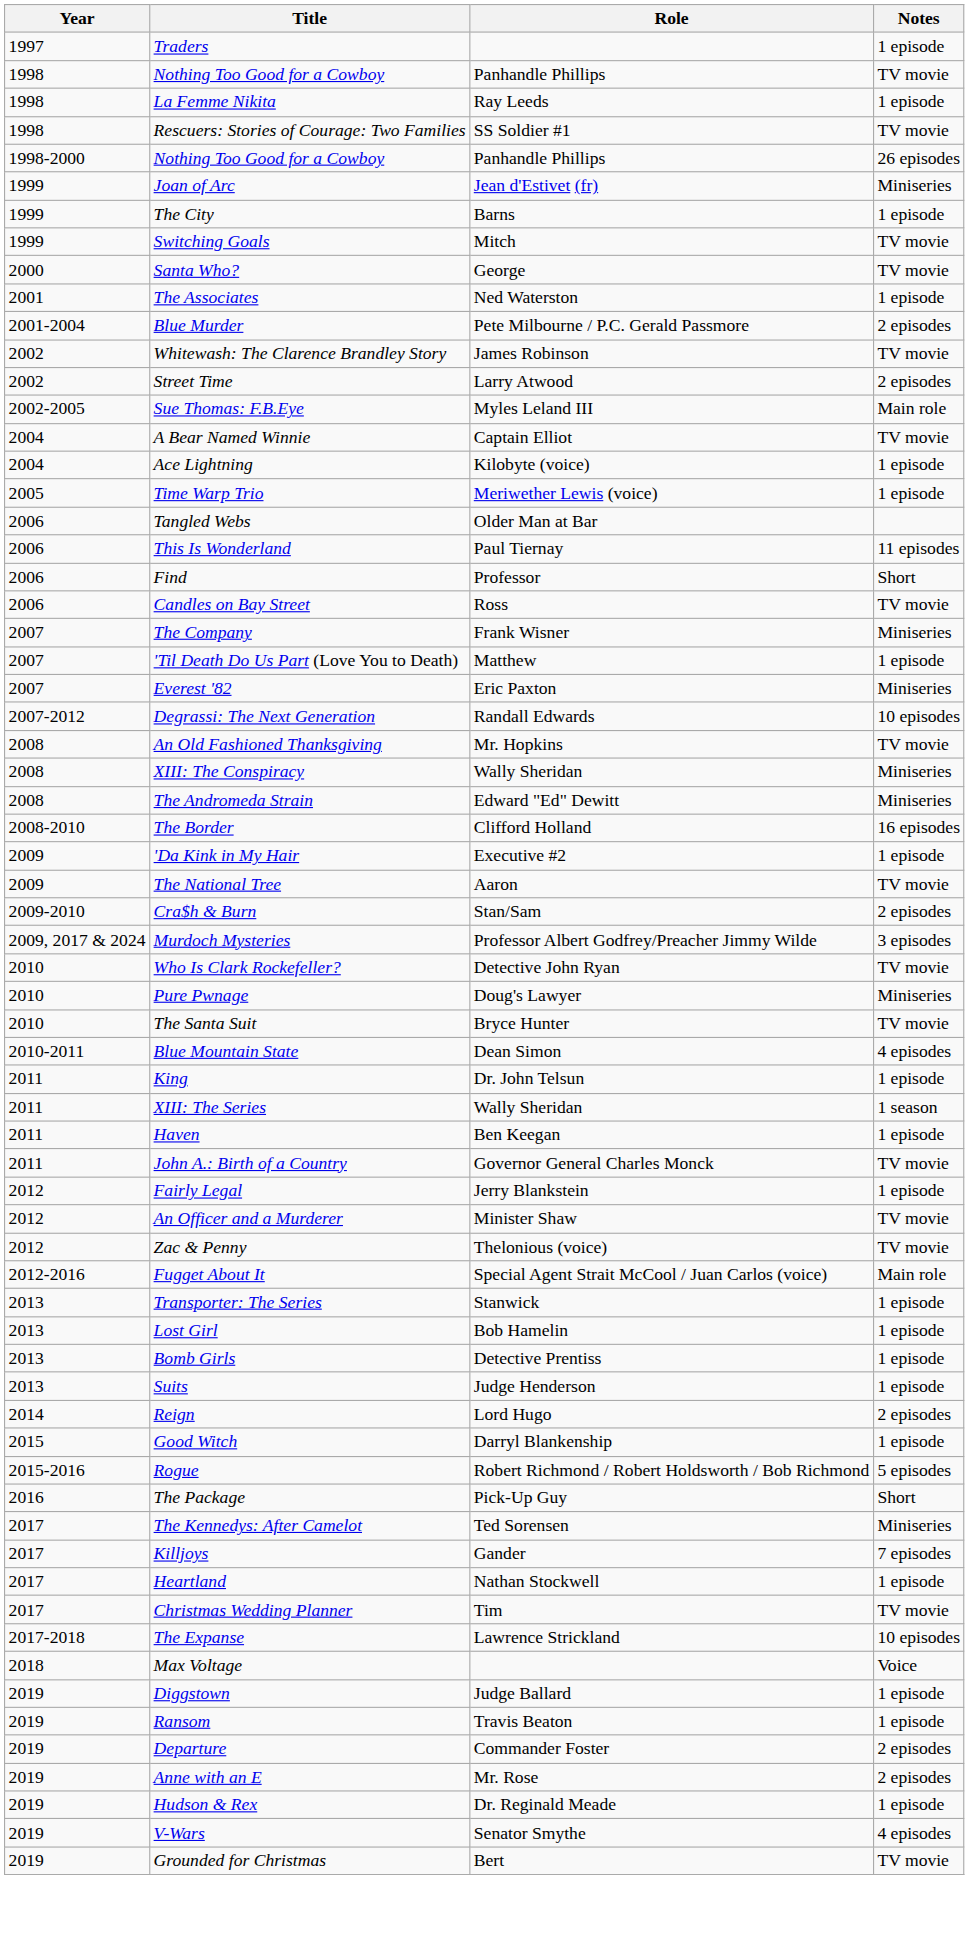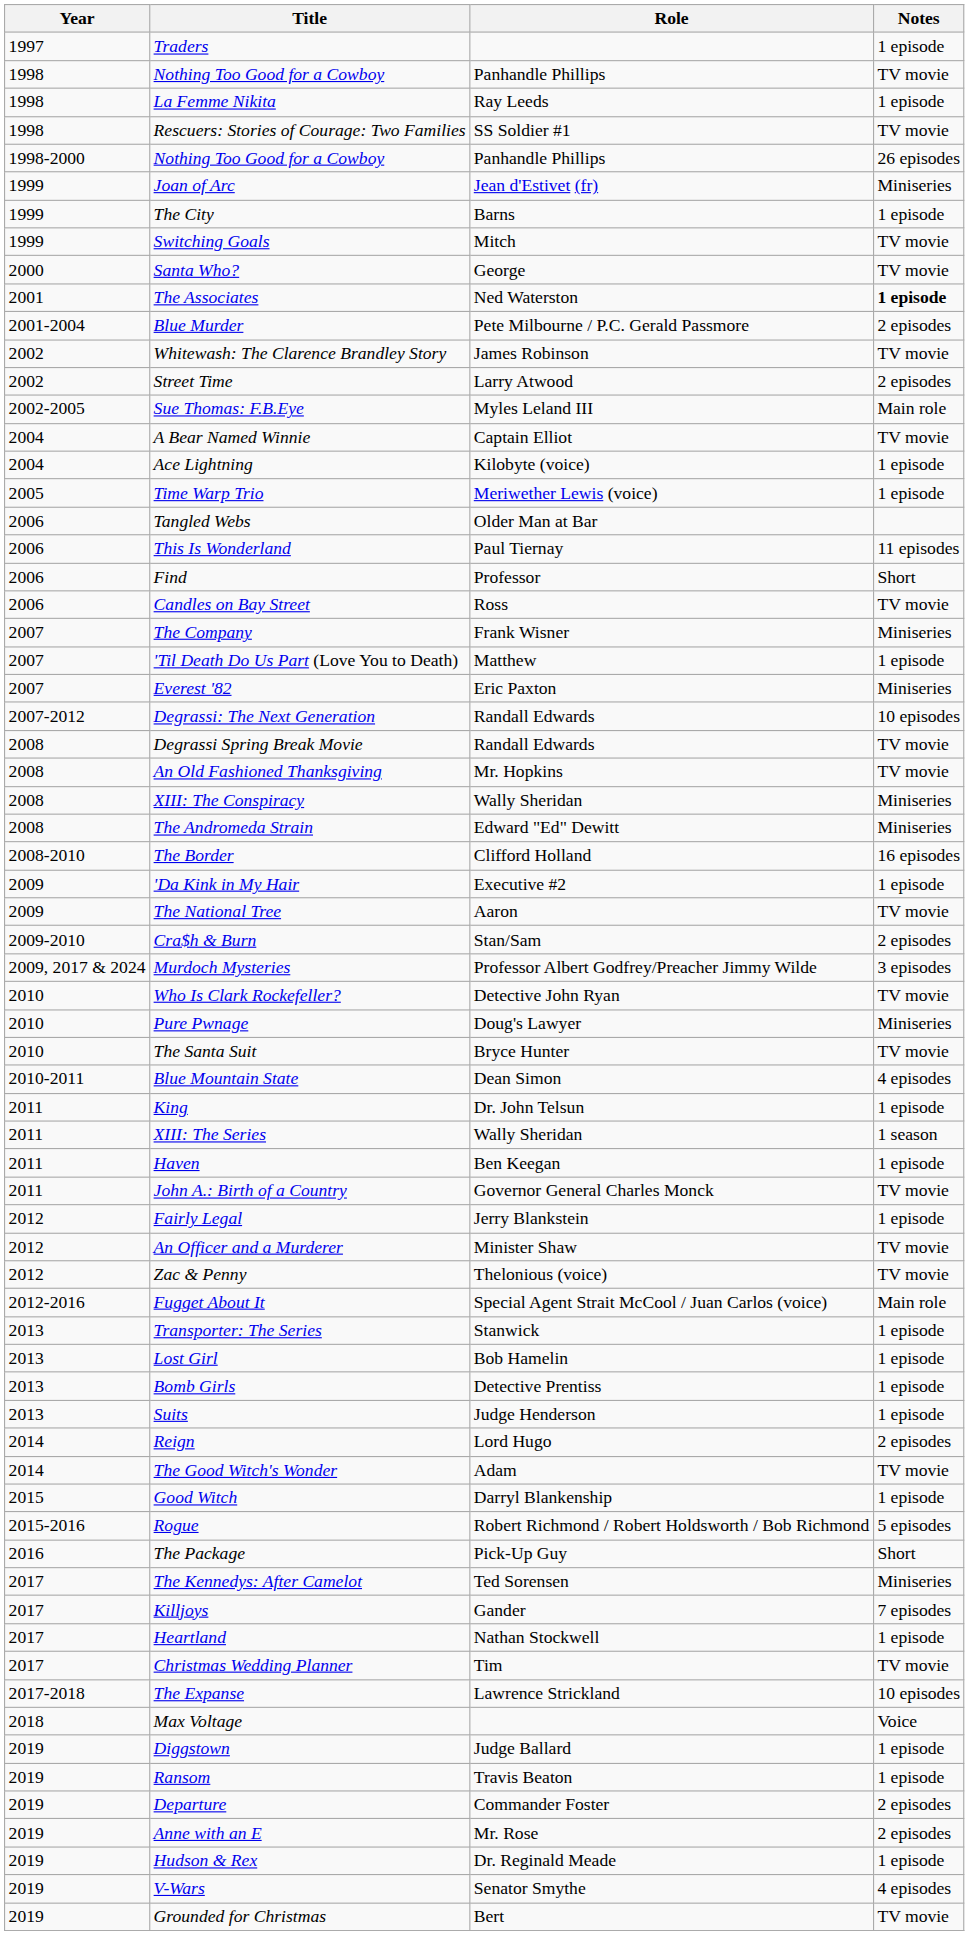(911, 297) normal -> (912, 297) bold
+ row: (26, 744)
+ row: (26, 1469)
